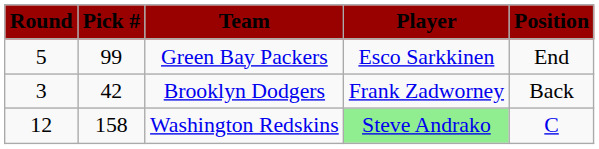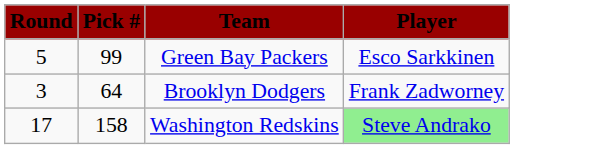- column: (552, 21)
(111, 90) 42 -> (111, 90) 64
(41, 125) 12 -> (41, 125) 17
